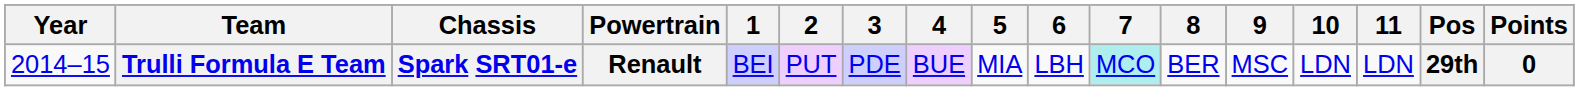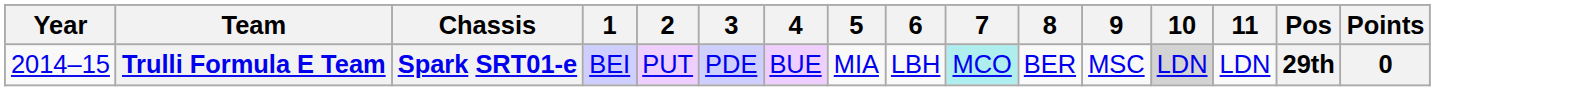- column: (655, 25)
(1326, 65) no background -> (1182, 65) lightgrey background
